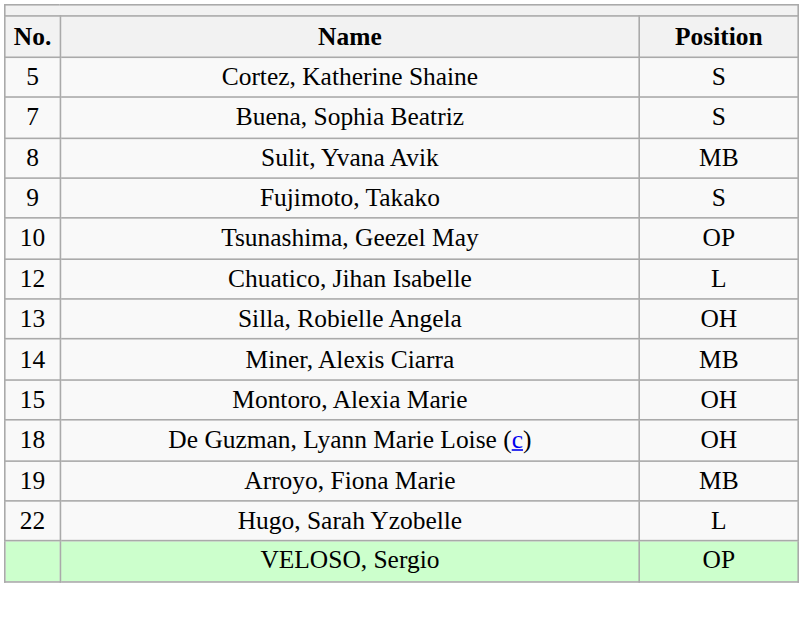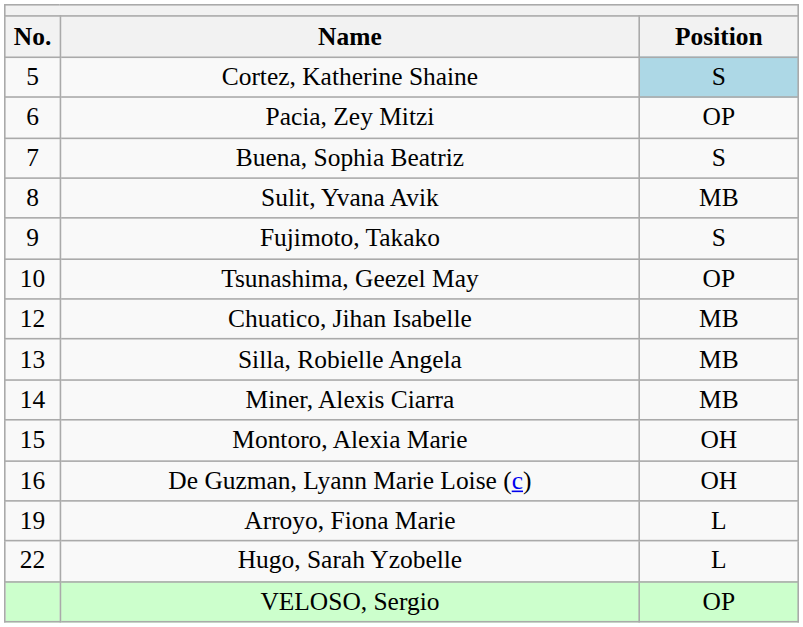(719, 76) no background -> (719, 76) lightblue background
+ row: (350, 117)
(719, 278) L -> (719, 318) MB
(719, 318) OH -> (719, 359) MB
(33, 439) 18 -> (33, 480) 16
(719, 480) MB -> (719, 520) L
